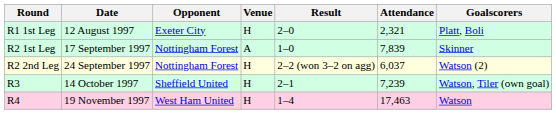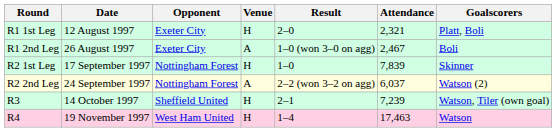+ row: (33, 48)
(247, 48) A -> (247, 65) H
(247, 65) H -> (247, 83) A
